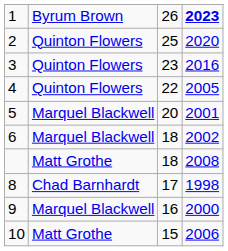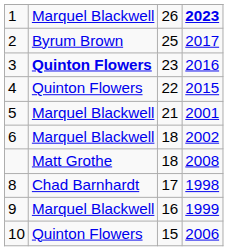(78, 16) Byrum Brown -> (93, 16) Marquel Blackwell
(87, 40) Quinton Flowers -> (78, 40) Byrum Brown
(202, 40) 2020 -> (202, 40) 2017
(87, 64) normal -> (92, 64) bold
(202, 88) 2005 -> (202, 88) 2015
(170, 112) 20 -> (170, 112) 21
(202, 209) 2000 -> (202, 209) 1999
(72, 233) Matt Grothe -> (87, 233) Quinton Flowers
